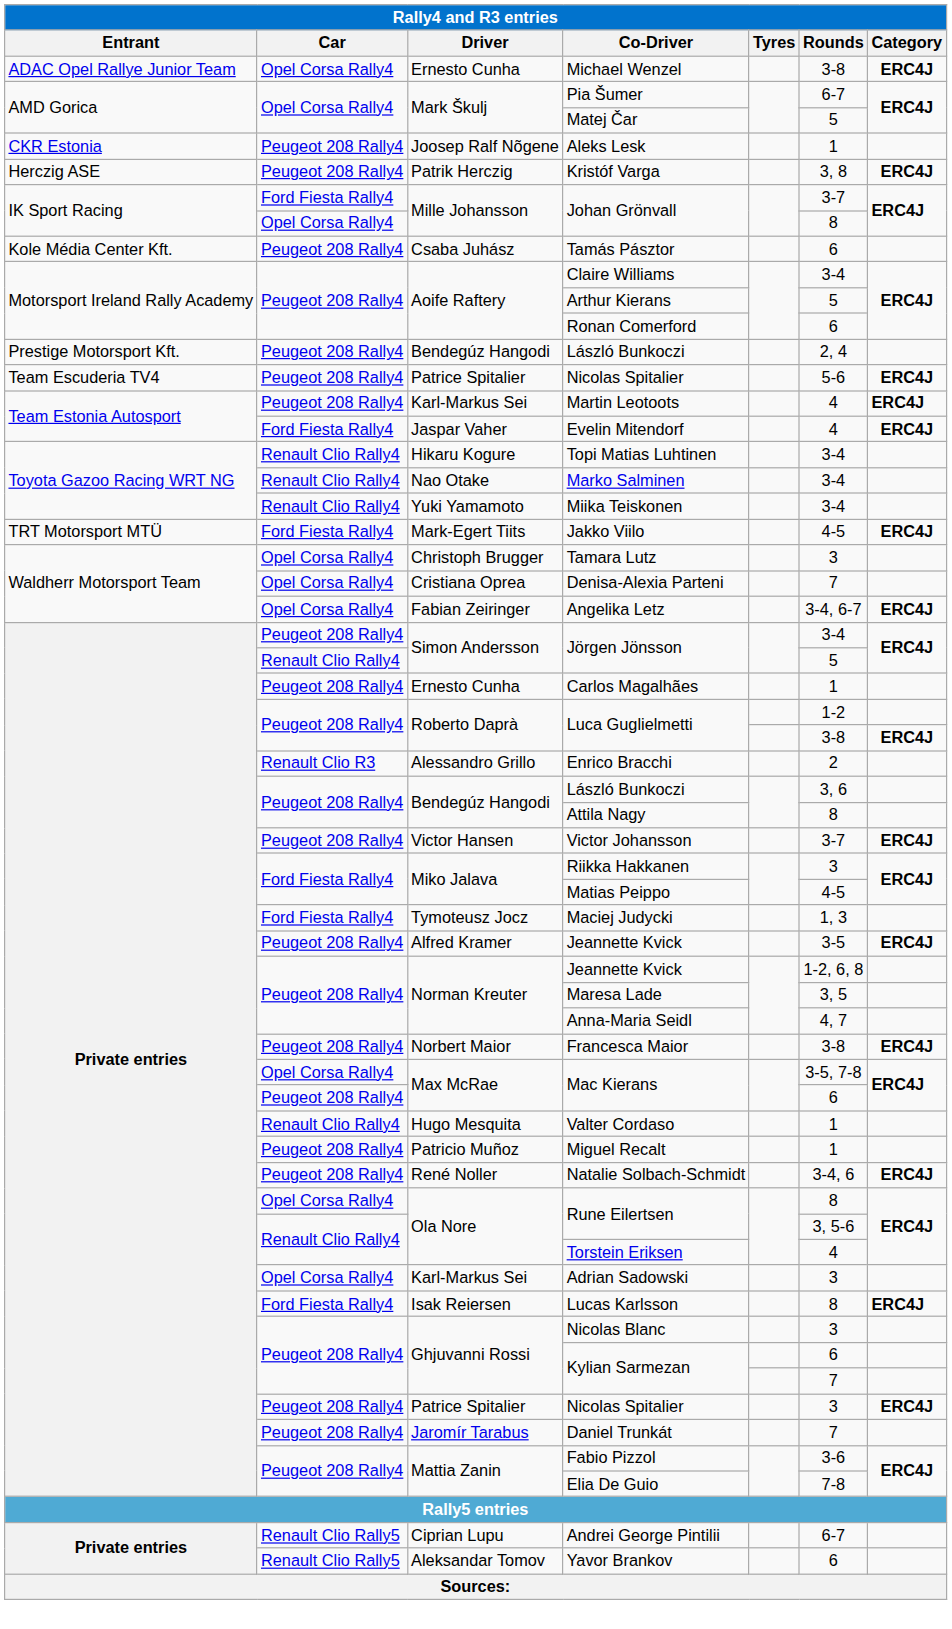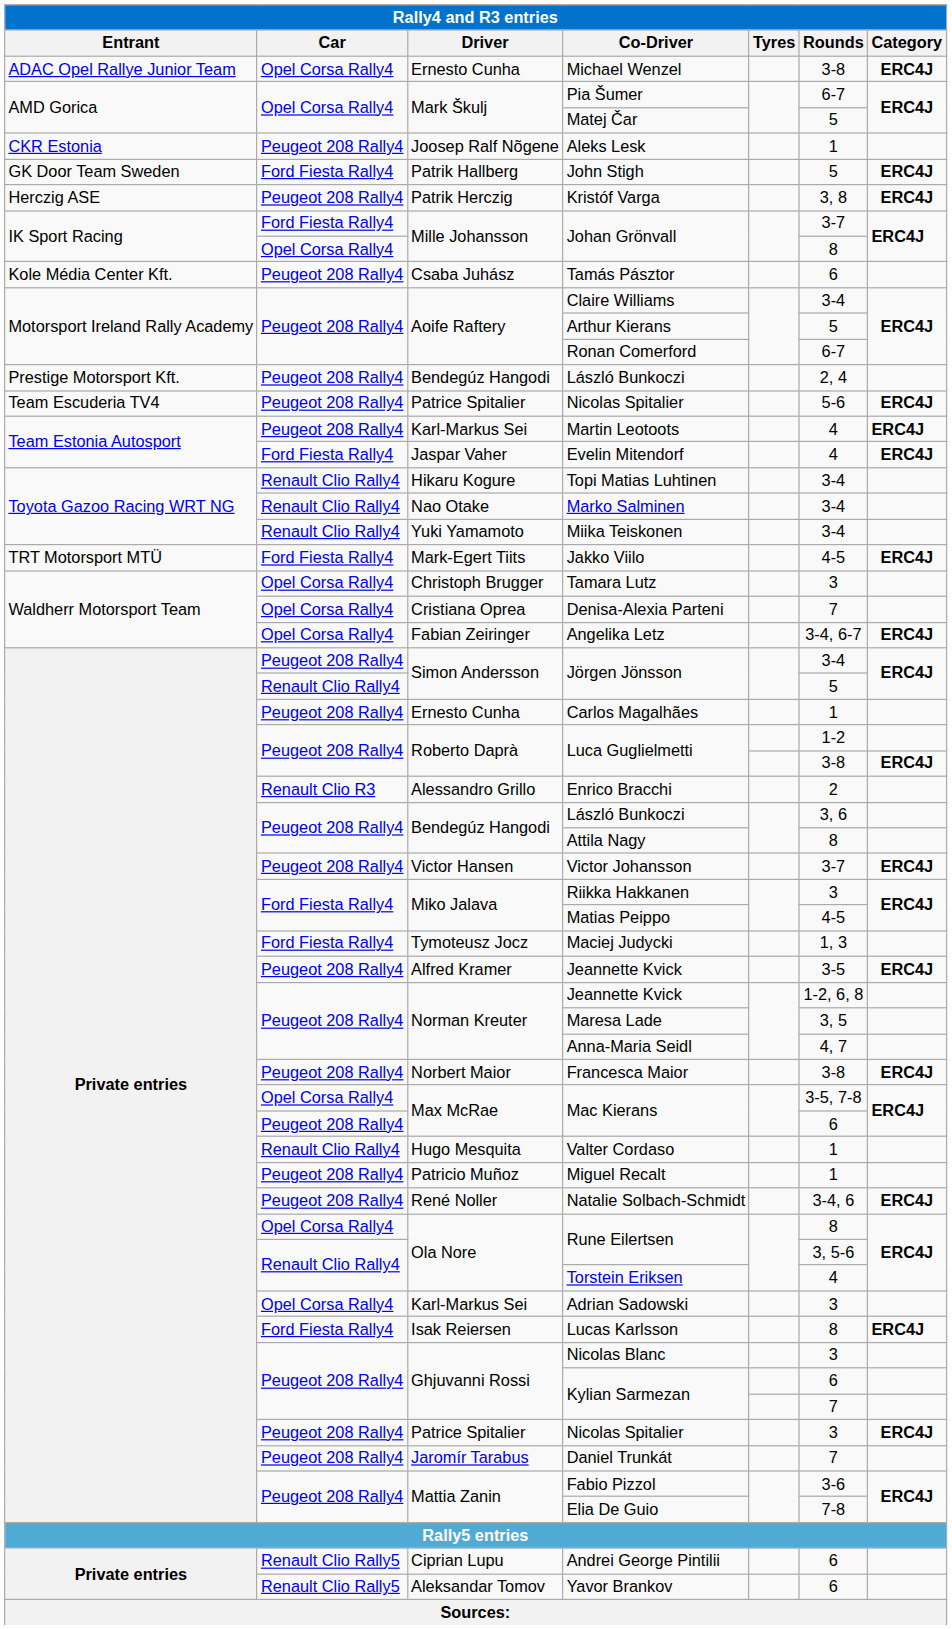+ row: (327, 171)
(833, 326) 6 -> (833, 351) 6-7
(833, 1535) 6-7 -> (833, 1561) 6
